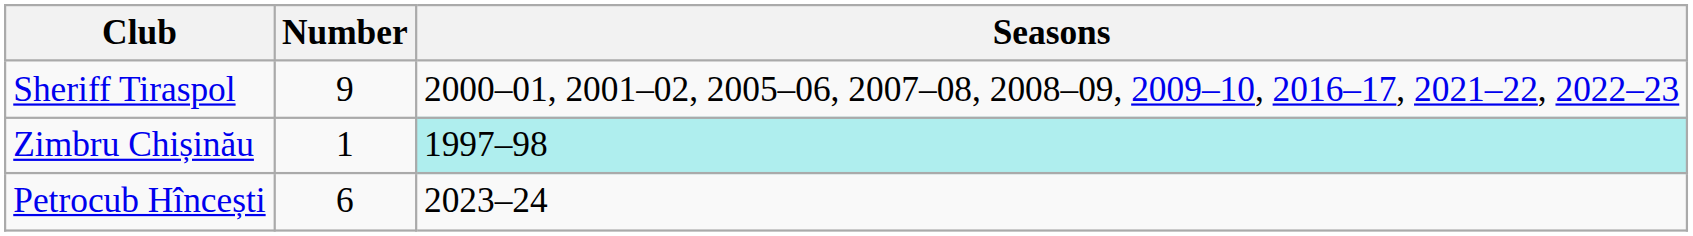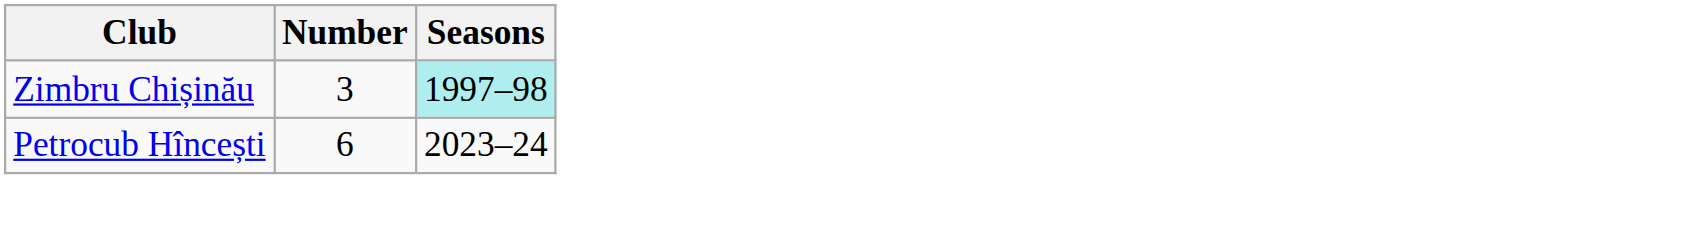- row: (124, 88)
(345, 144) 1 -> (345, 88) 3
